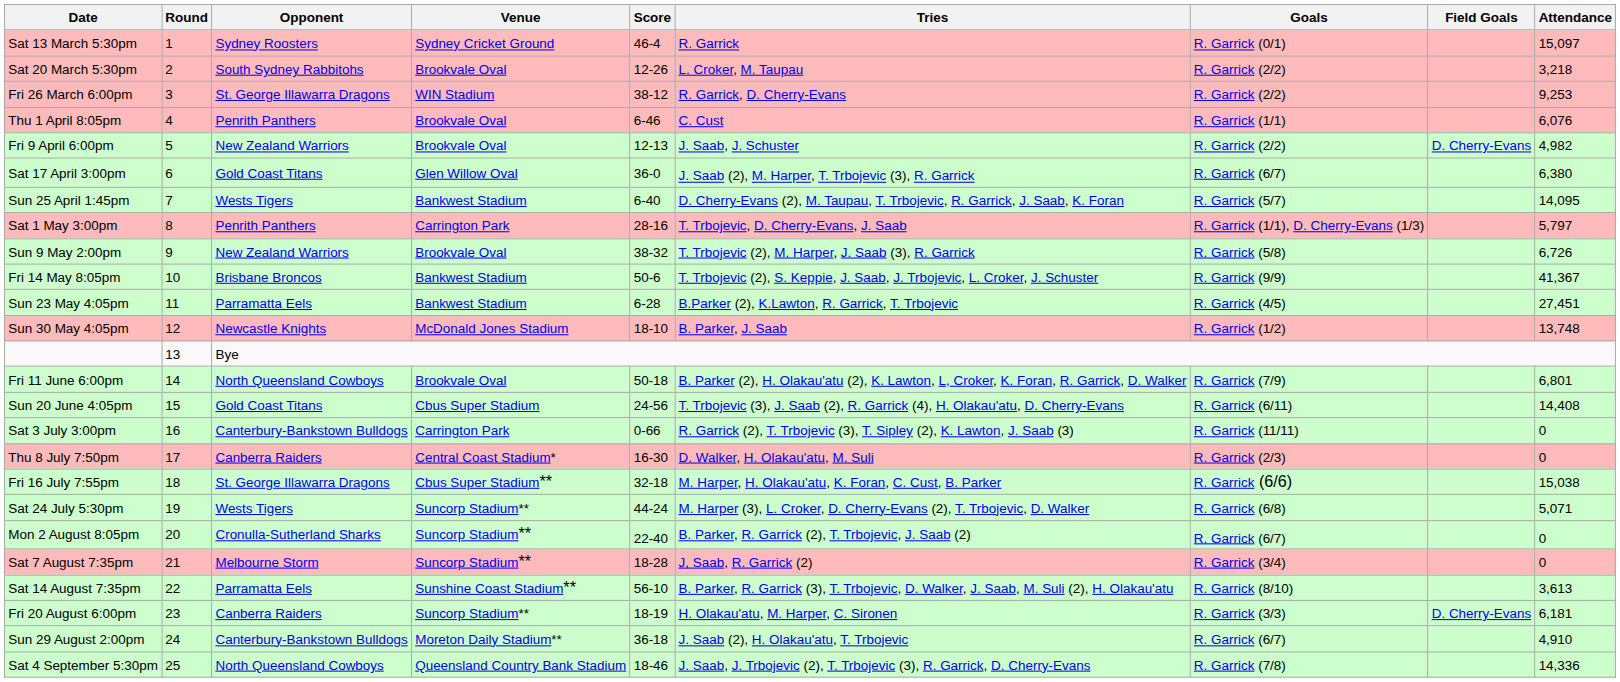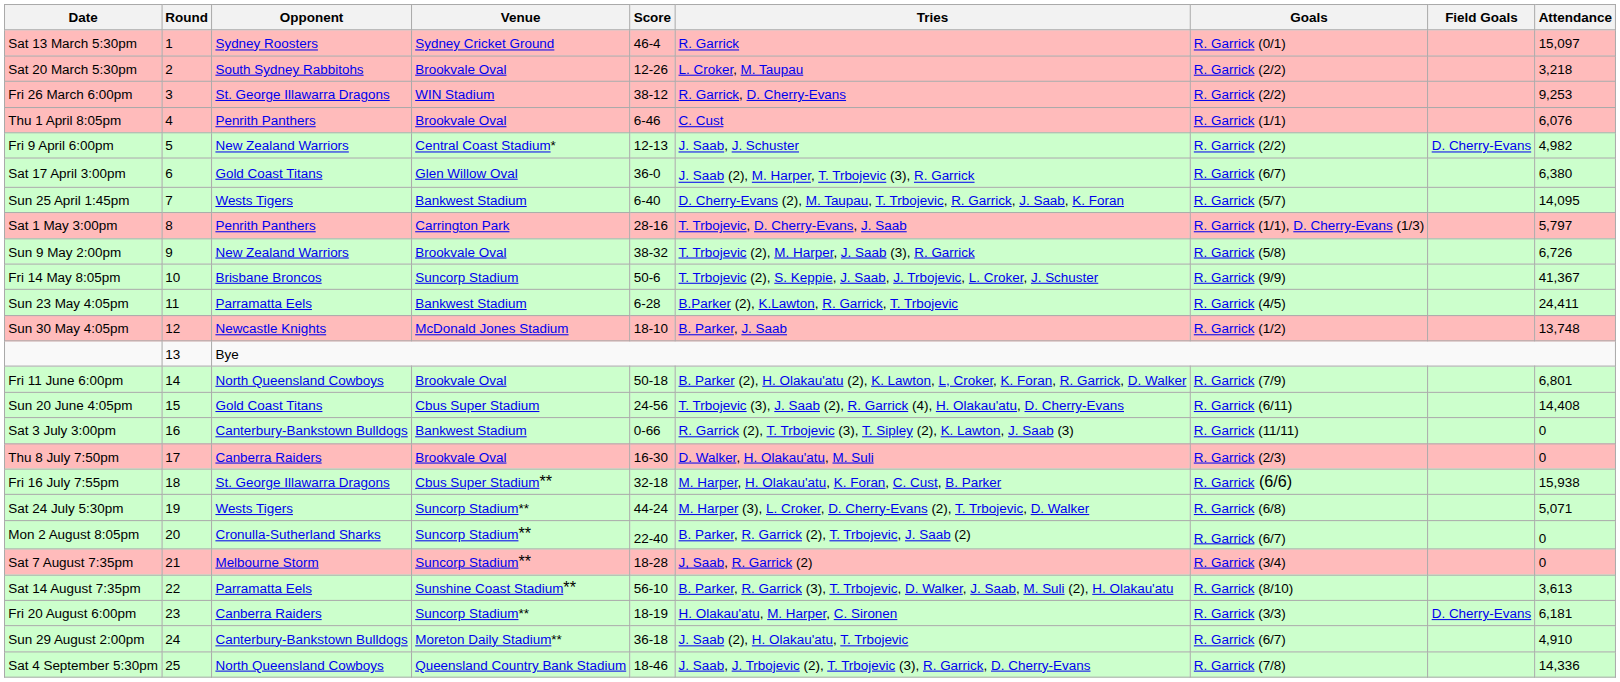(461, 145) Brookvale Oval -> (486, 146) Central Coast Stadium*
(471, 276) Bankwest Stadium -> (467, 276) Suncorp Stadium
(1559, 303) 27,451 -> (1559, 303) 24,411
(462, 430) Carrington Park -> (471, 431) Bankwest Stadium
(486, 457) Central Coast Stadium* -> (461, 456) Brookvale Oval
(1559, 482) 15,038 -> (1559, 482) 15,938
